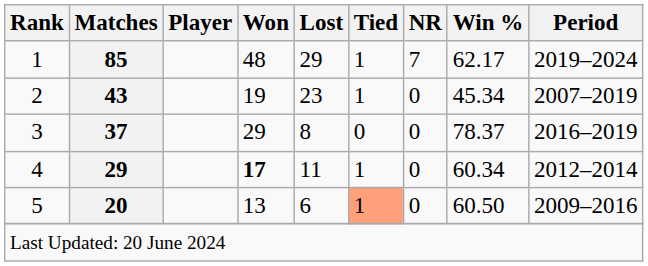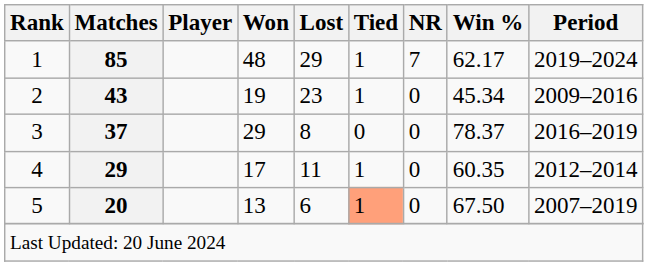(586, 95) 2007–2019 -> (586, 95) 2009–2016
(254, 168) bold -> (254, 168) normal
(479, 168) 60.34 -> (479, 168) 60.35
(479, 205) 60.50 -> (479, 205) 67.50
(586, 205) 2009–2016 -> (586, 205) 2007–2019
